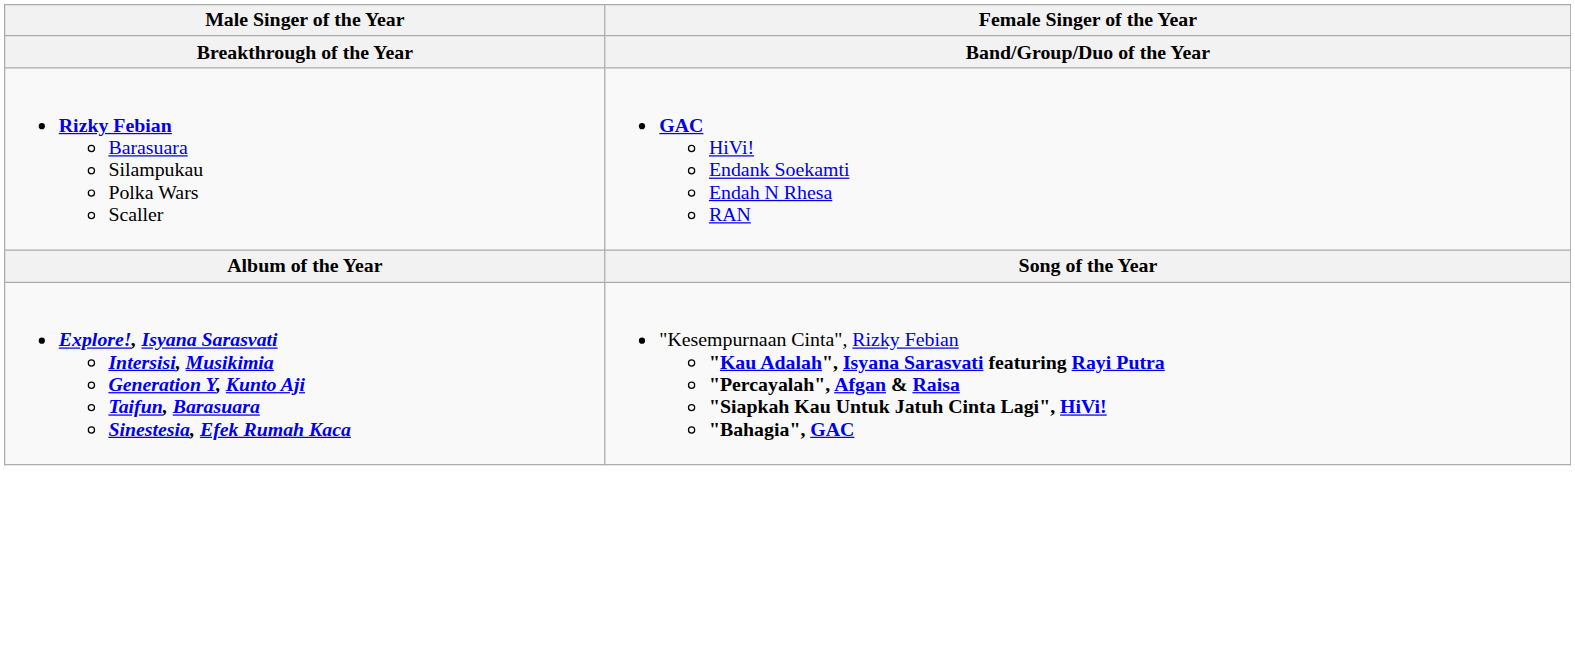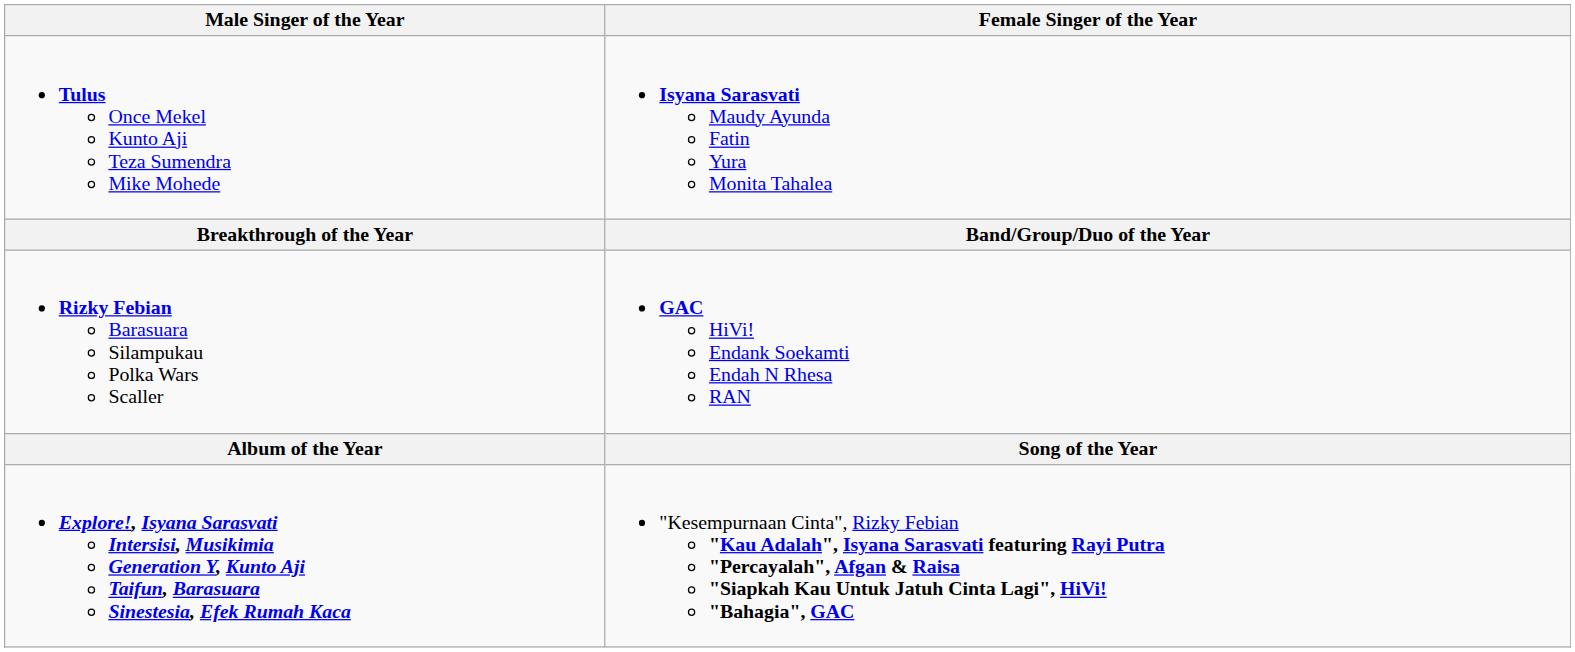+ row: (305, 139)
